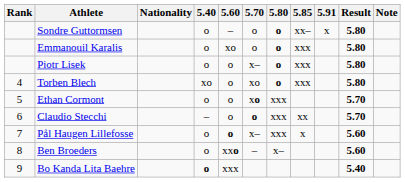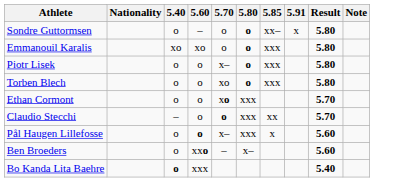- column: (20, 13)
(206, 47) o -> (176, 47) xo
(206, 82) xo -> (176, 82) o
